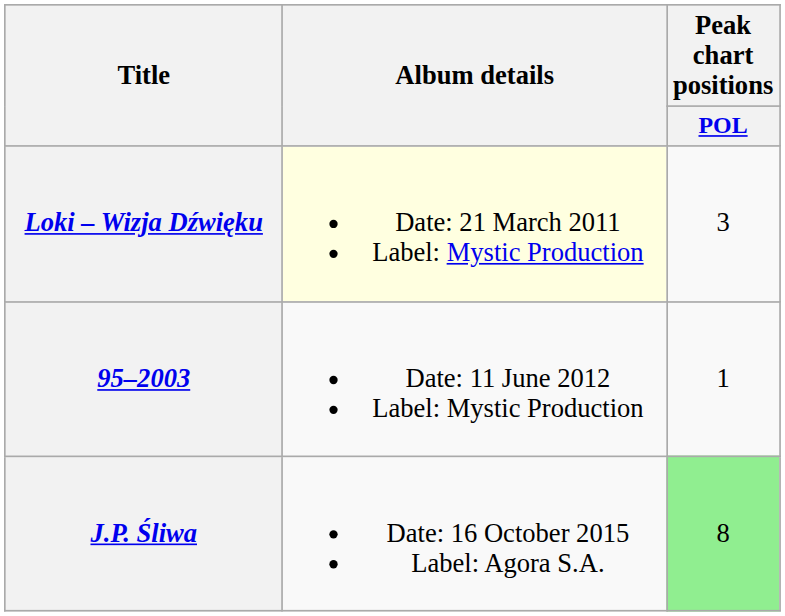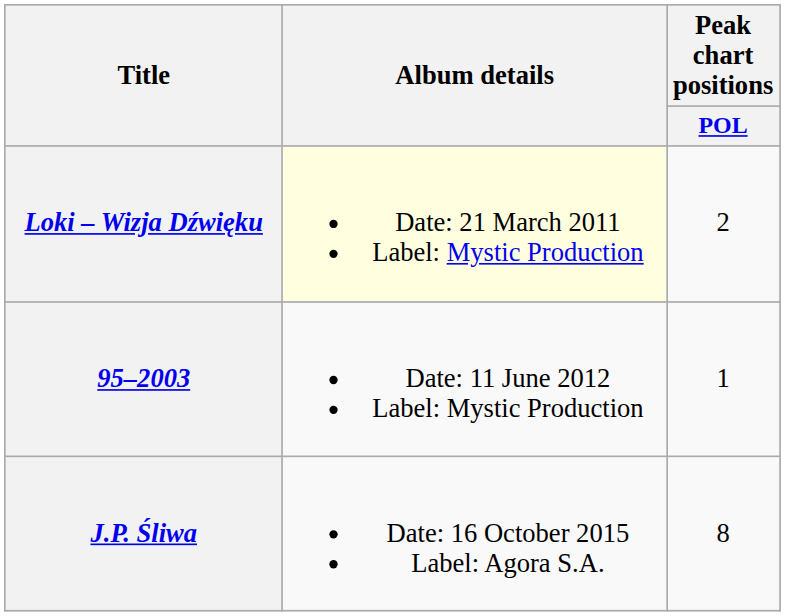(723, 223) 3 -> (723, 223) 2
(723, 533) lightgreen background -> (723, 533) no background
